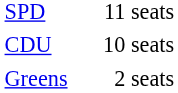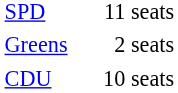rows swapped: (28, 45) <-> (36, 78)
